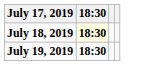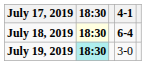+ column: (125, 13)
(92, 51) no background -> (92, 51) paleturquoise background
